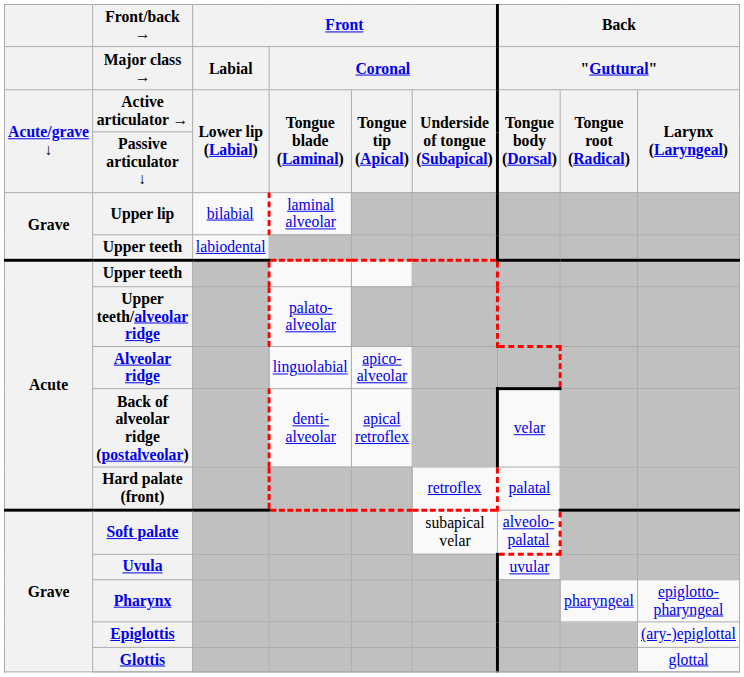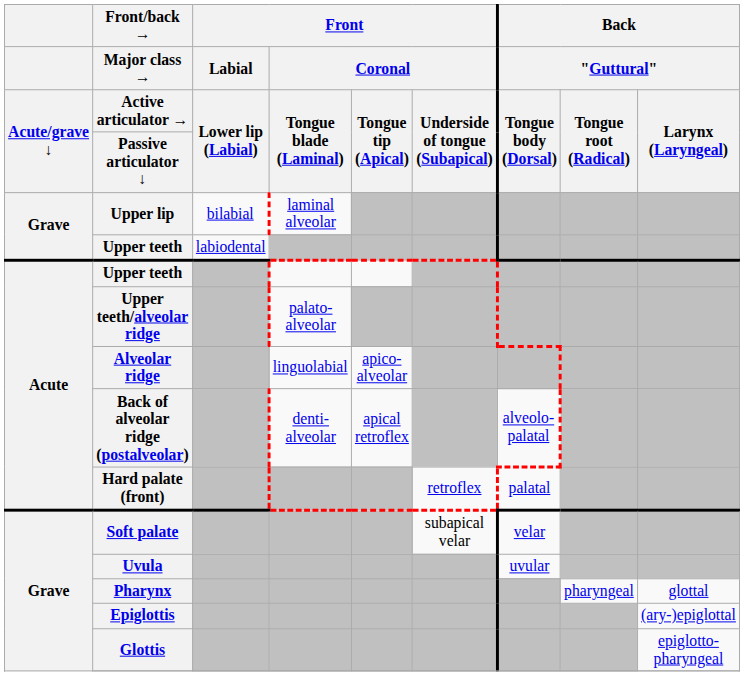(529, 428) velar -> (528, 427) alveolo-palatal
(528, 531) alveolo-palatal -> (529, 532) velar
(688, 600) epiglotto-pharyngeal -> (688, 591) glottal
(688, 659) glottal -> (688, 649) epiglotto-pharyngeal
